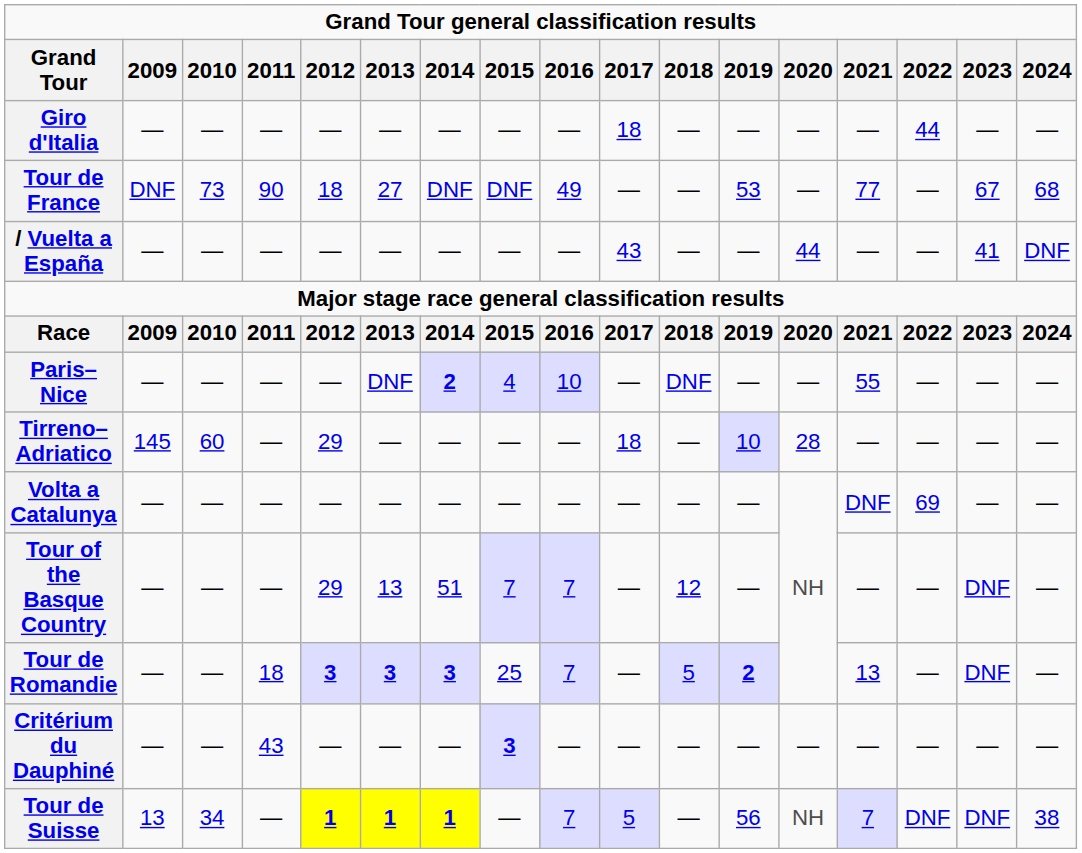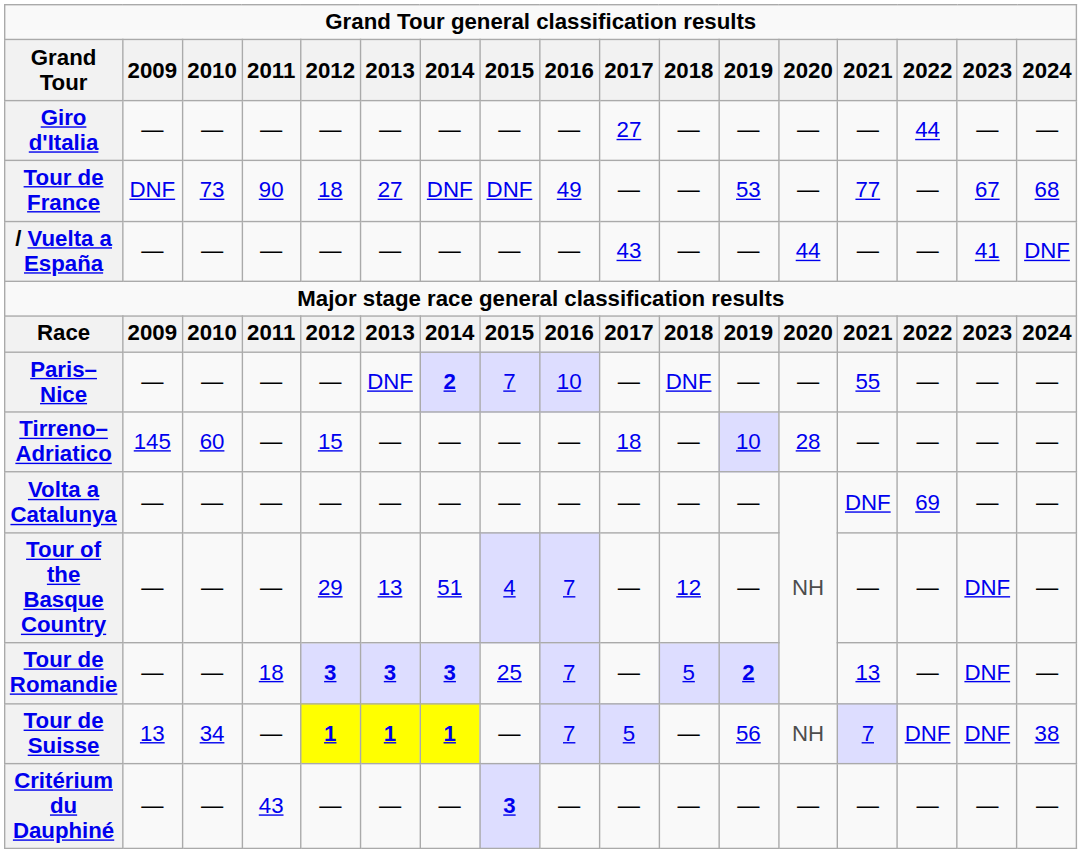(629, 130) 18 -> (629, 130) 27
(509, 381) 4 -> (509, 381) 7
(330, 441) 29 -> (330, 441) 15
(509, 587) 7 -> (509, 587) 4
rows swapped: (64, 745) <-> (64, 818)
